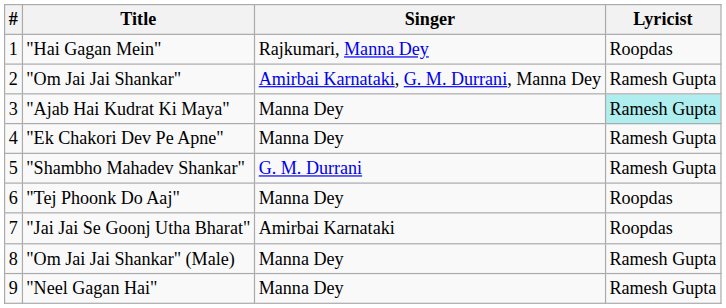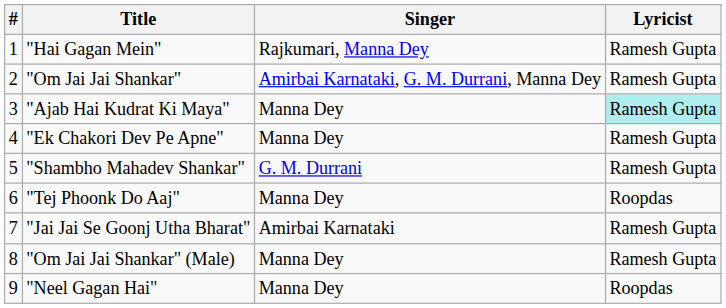(641, 49) Roopdas -> (663, 49) Ramesh Gupta
(641, 228) Roopdas -> (663, 228) Ramesh Gupta
(663, 288) Ramesh Gupta -> (641, 288) Roopdas
